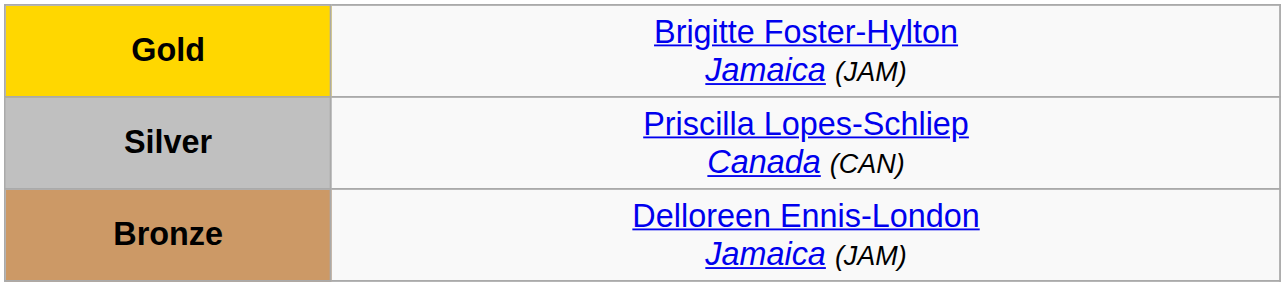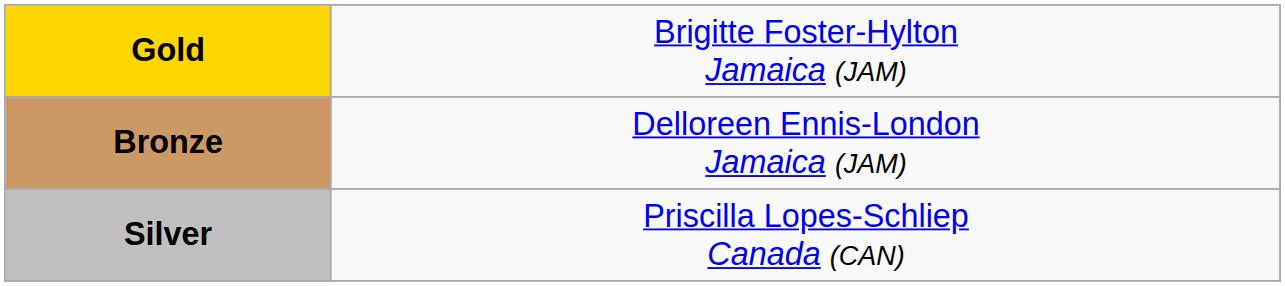rows swapped: (168, 142) <-> (168, 234)
